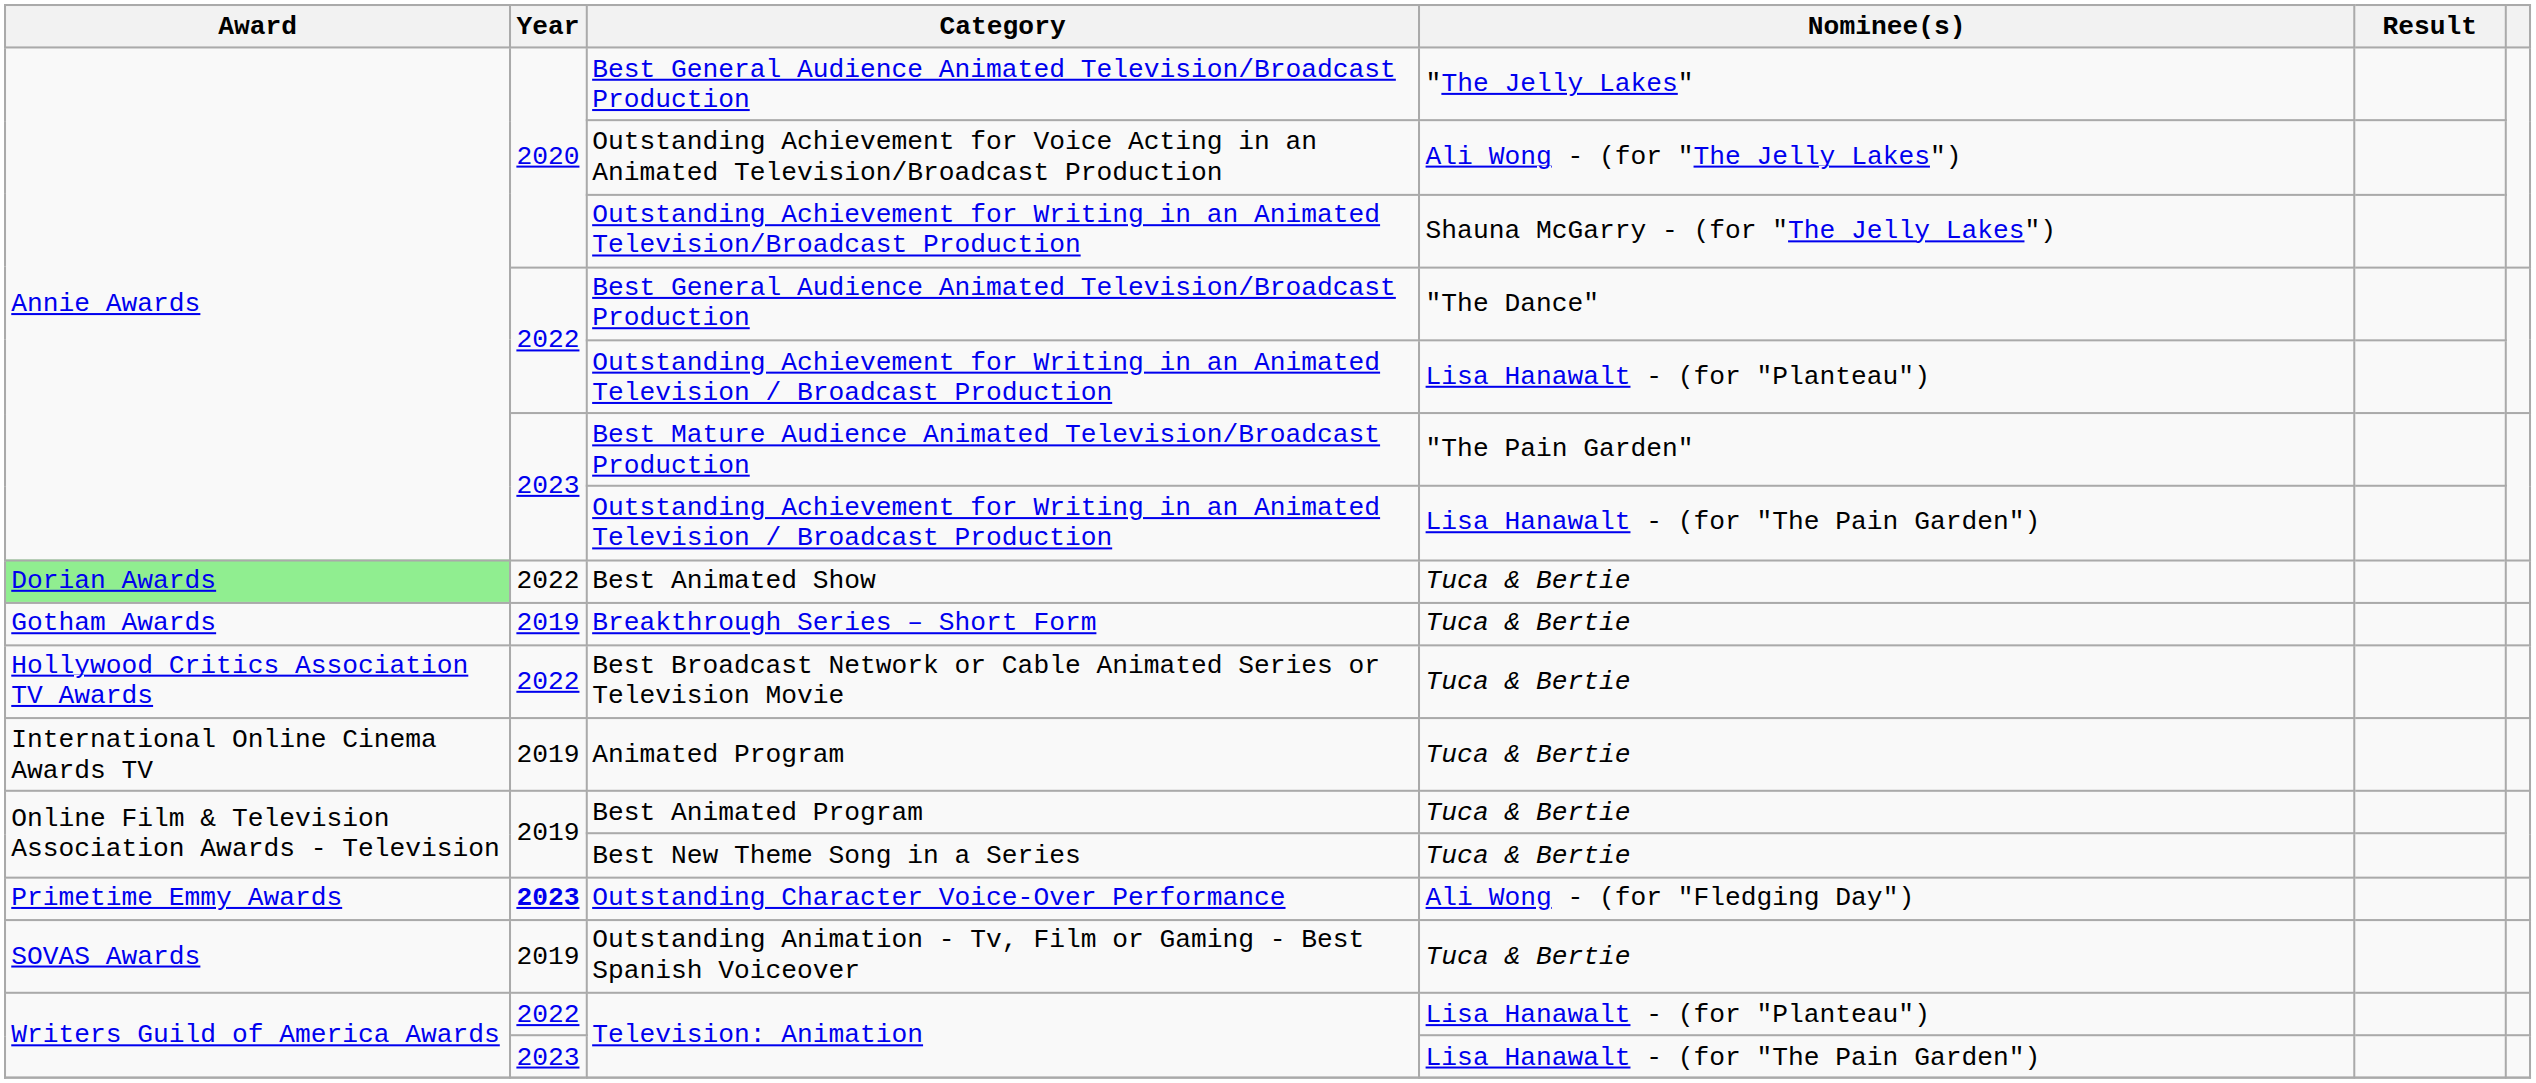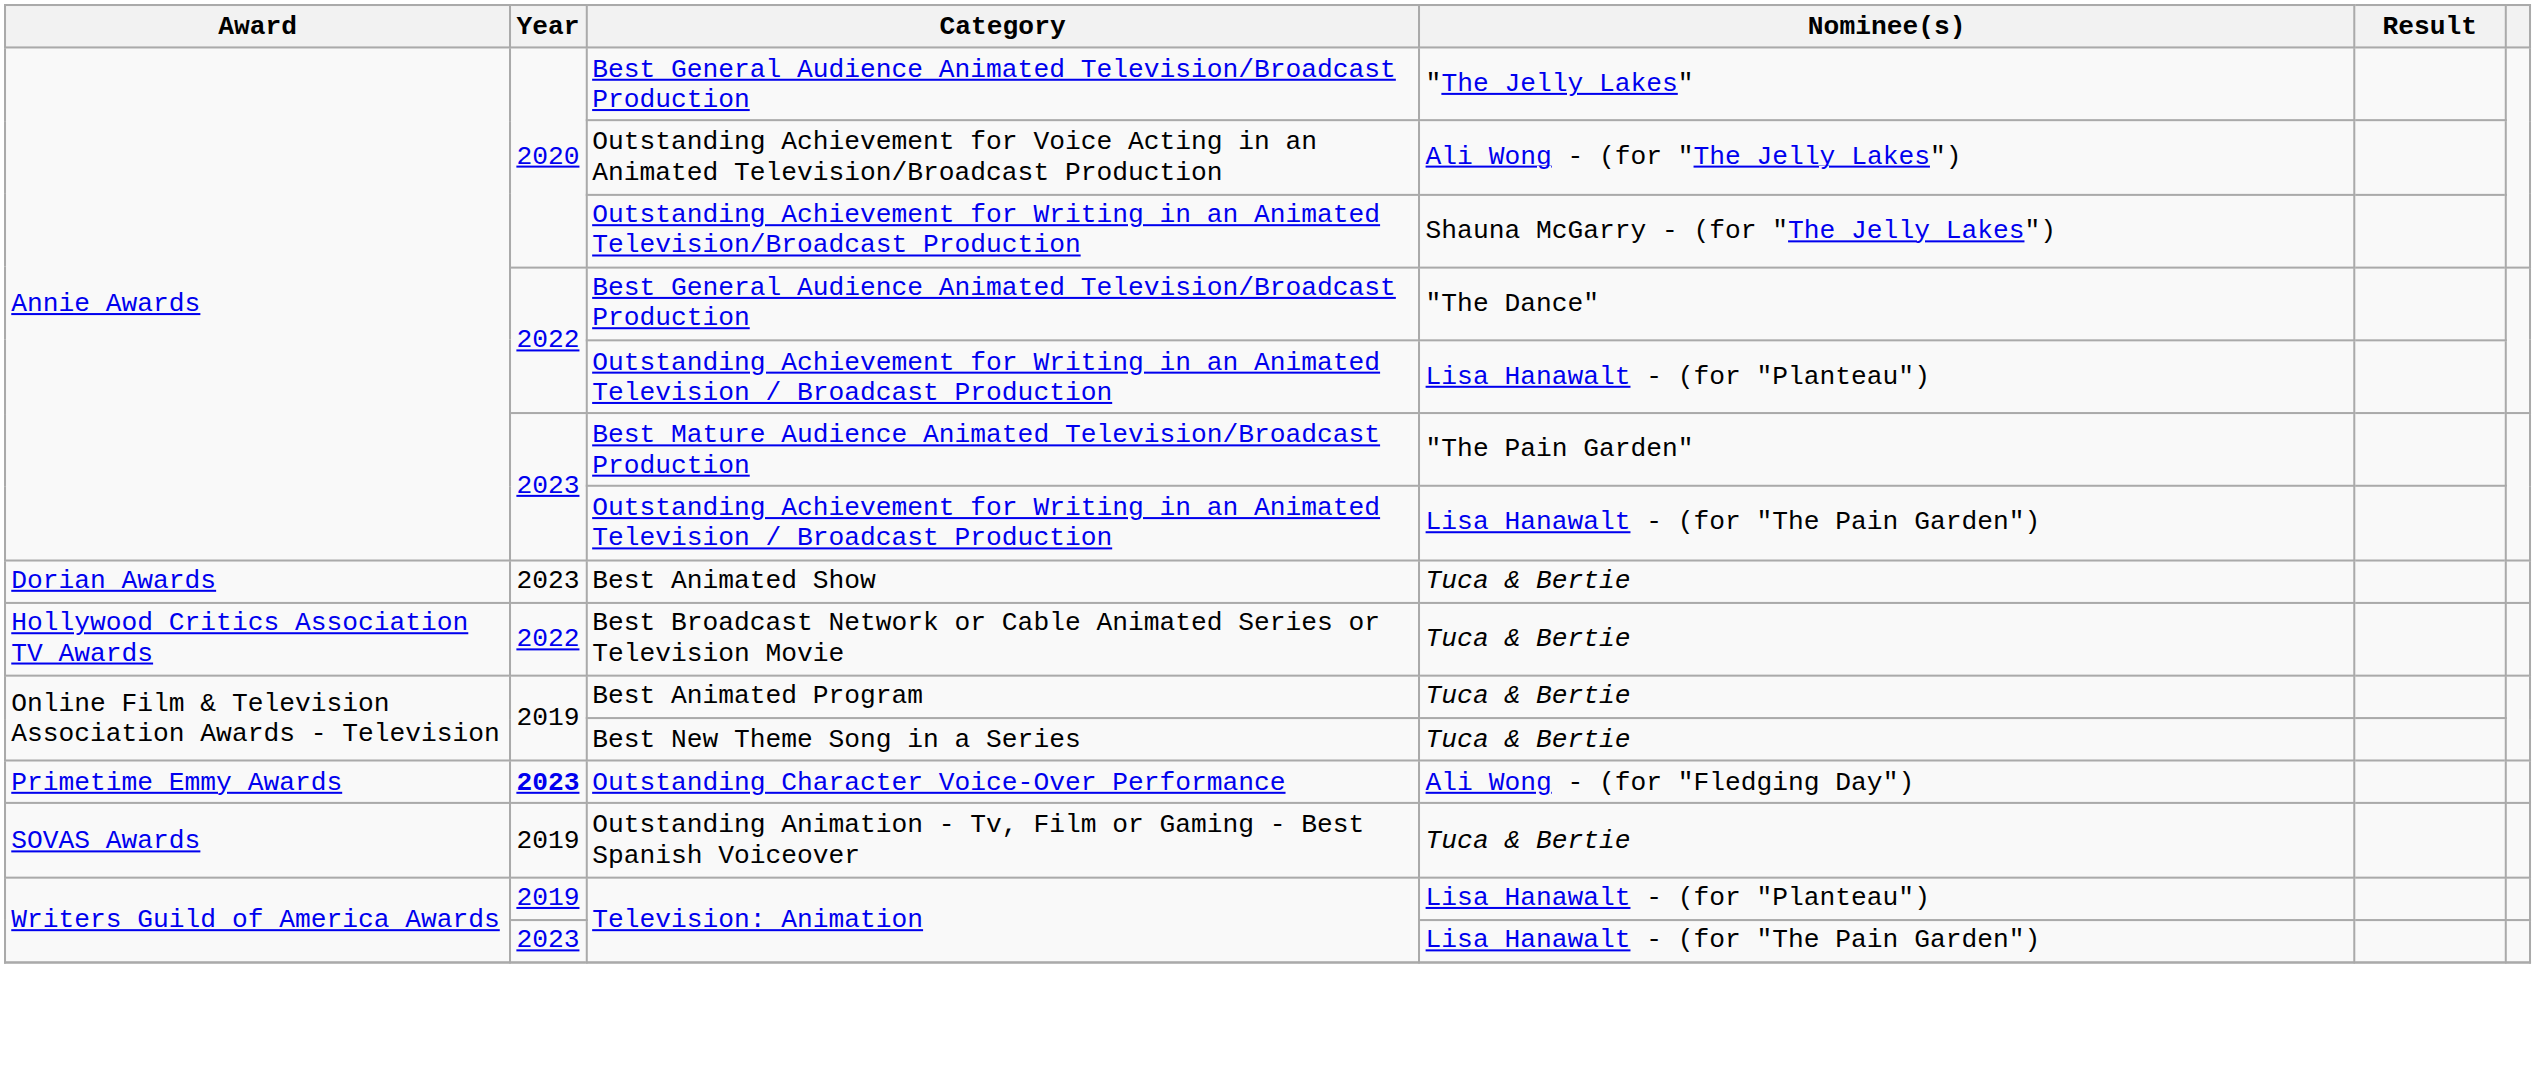(114, 581) lightgreen background -> (114, 581) no background
(548, 581) 2022 -> (548, 581) 2023
- row: (844, 624)
- row: (718, 755)
(548, 1014) 2022 -> (548, 898) 2019
